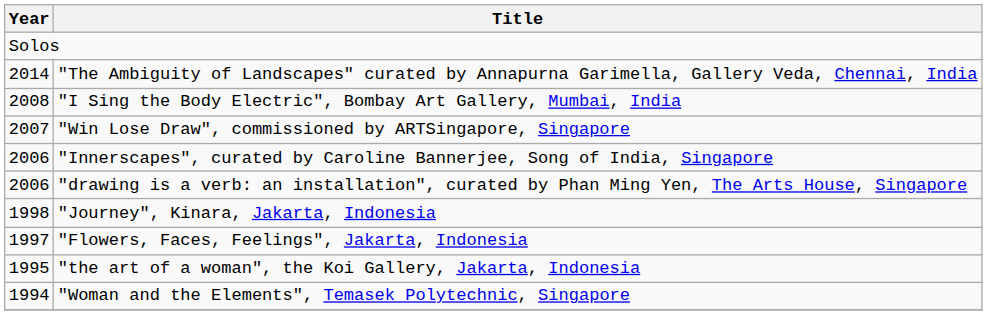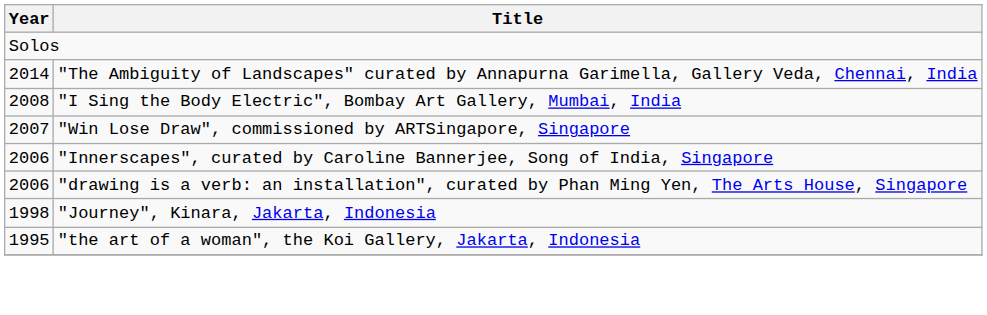- row: (293, 241)
- row: (344, 296)
